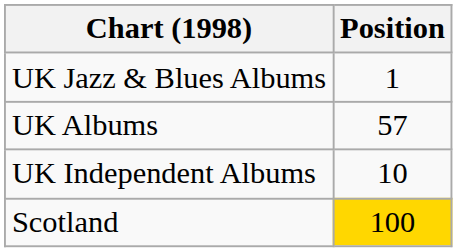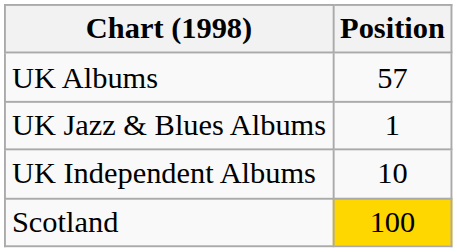rows swapped: (85, 125) <-> (169, 76)
